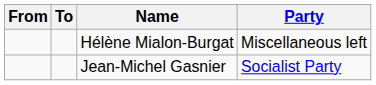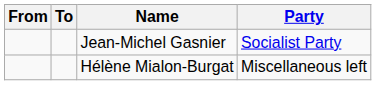rows swapped: (153, 67) <-> (157, 42)
